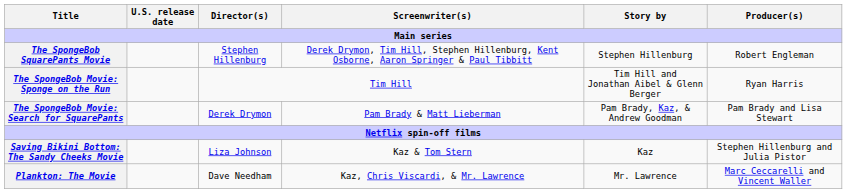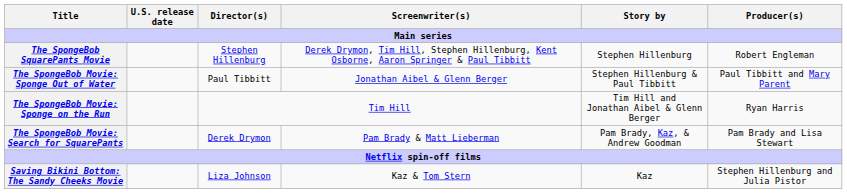+ row: (65, 79)
- row: (66, 176)
